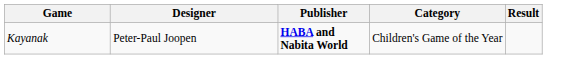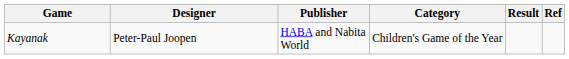+ column: (553, 13)
(314, 38) bold -> (323, 38) normal
